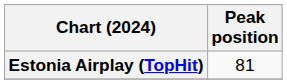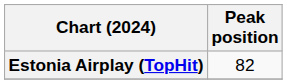(245, 65) 81 -> (245, 65) 82
